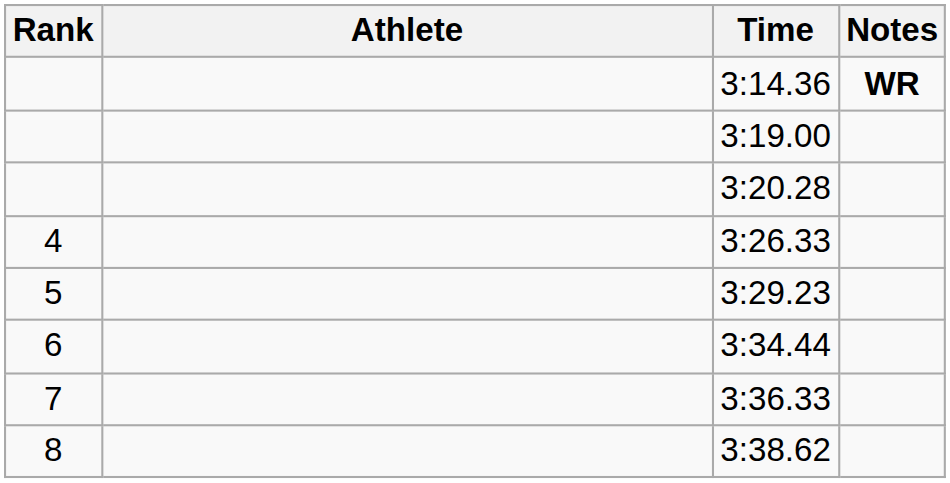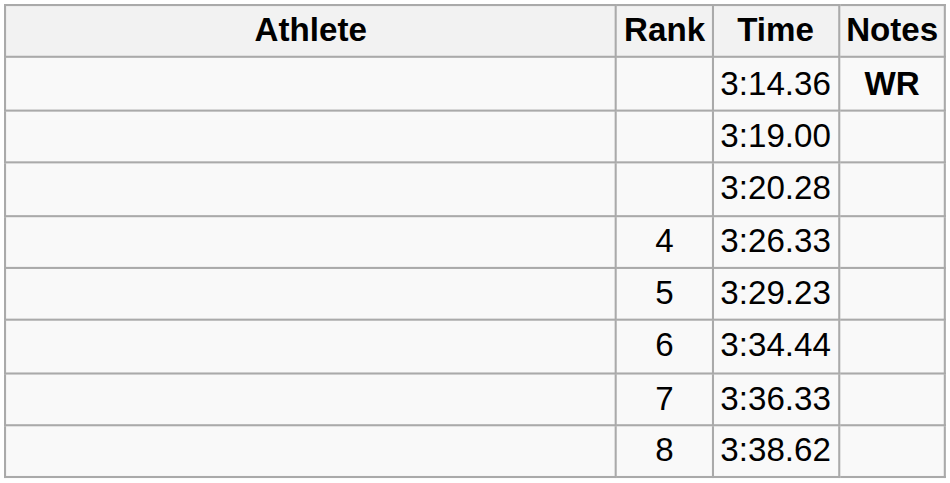columns swapped: (53, 30) <-> (407, 30)
